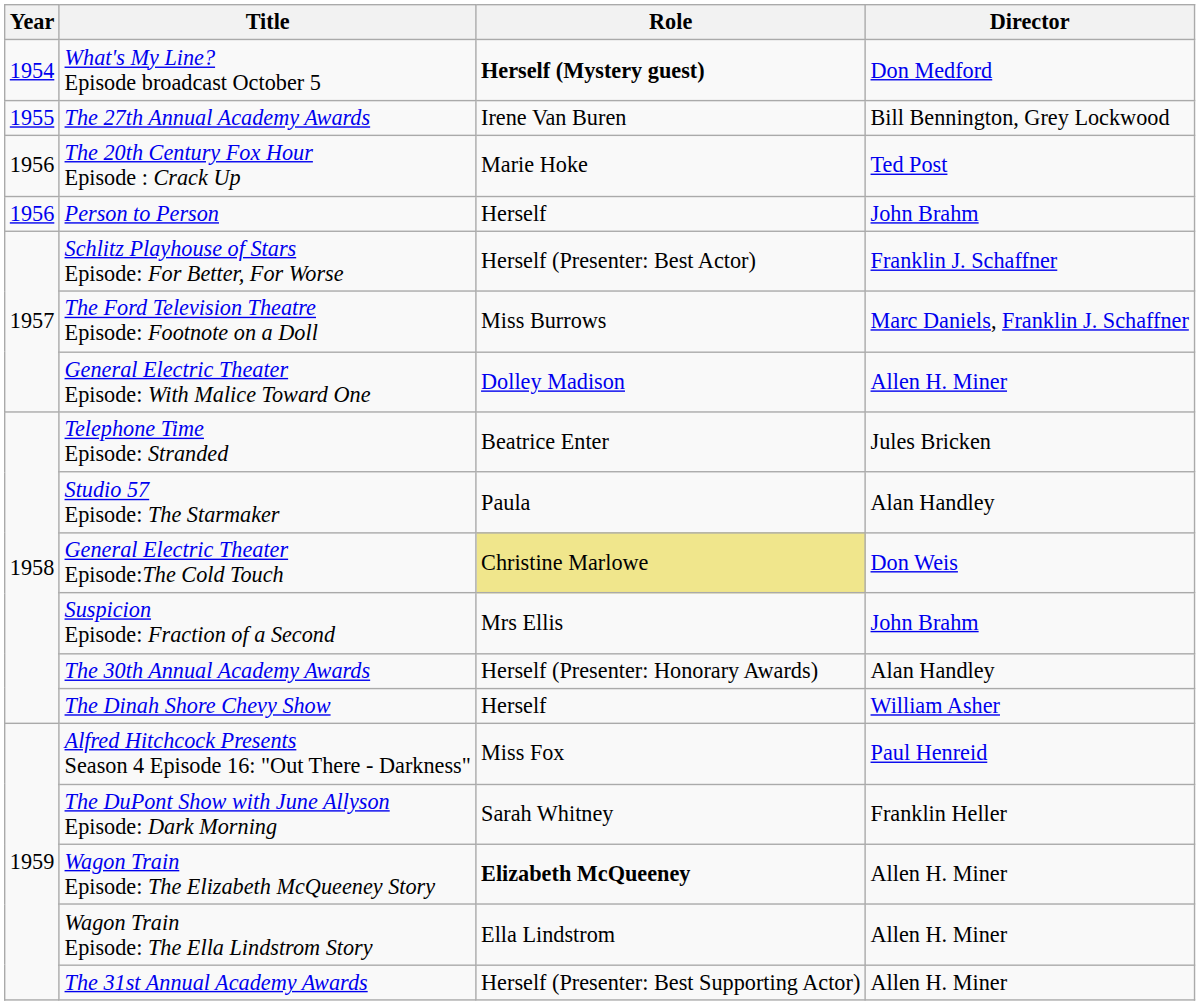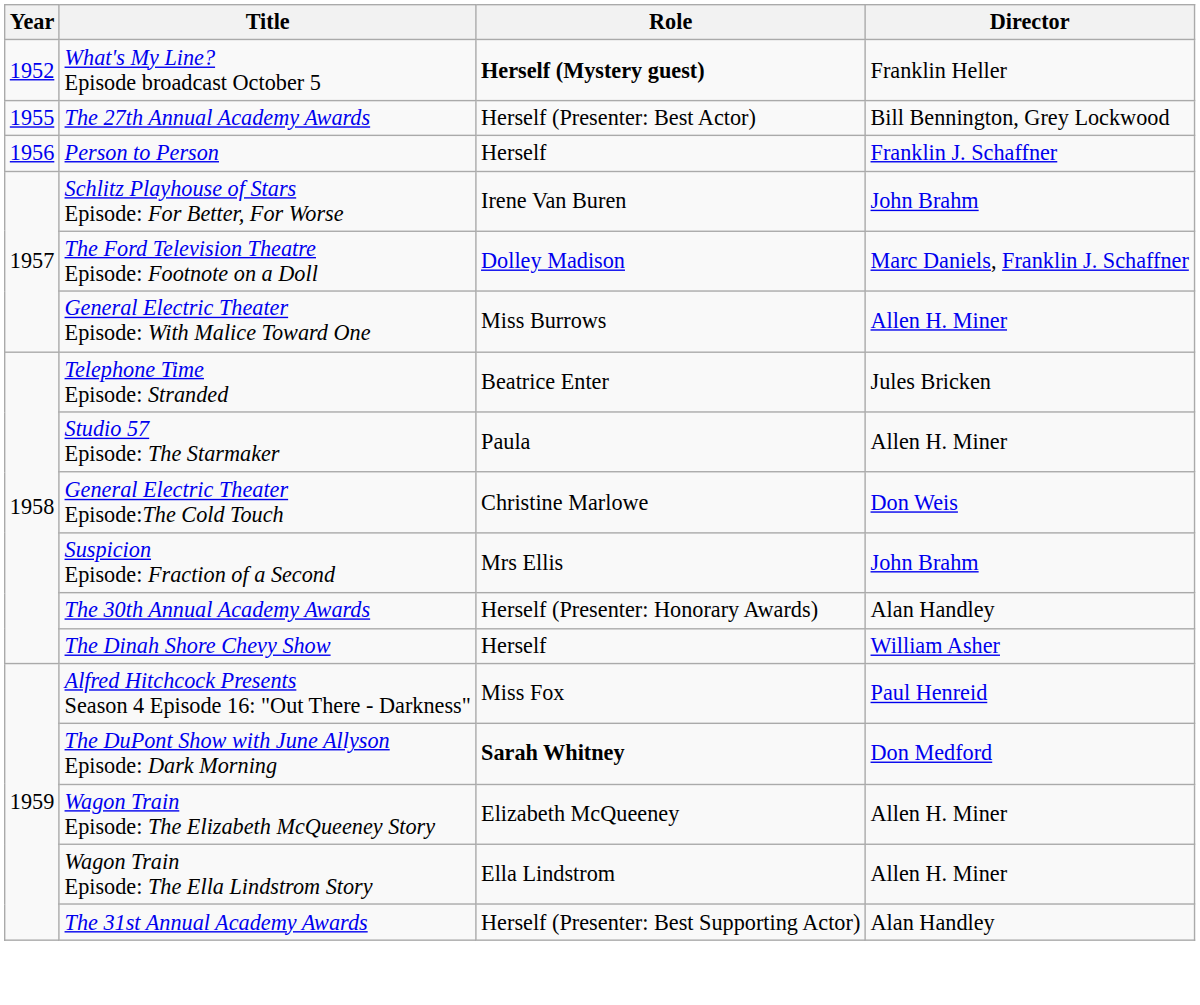(32, 69) 1954 -> (32, 69) 1952
(931, 69) Don Medford -> (939, 69) Franklin Heller
(554, 117) Irene Van Buren -> (618, 117) Herself (Presenter: Best Actor)
- row: (189, 165)
(925, 213) John Brahm -> (964, 152) Franklin J. Schaffner
(618, 261) Herself (Presenter: Best Actor) -> (554, 200) Irene Van Buren
(964, 261) Franklin J. Schaffner -> (925, 200) John Brahm
(544, 321) Miss Burrows -> (553, 261) Dolley Madison
(553, 381) Dolley Madison -> (544, 321) Miss Burrows
(933, 502) Alan Handley -> (939, 441) Allen H. Miner
(565, 562) khaki background -> (565, 502) no background
(547, 813) normal -> (553, 753) bold
(939, 813) Franklin Heller -> (931, 753) Don Medford
(586, 874) bold -> (580, 813) normal
(939, 982) Allen H. Miner -> (933, 921) Alan Handley
